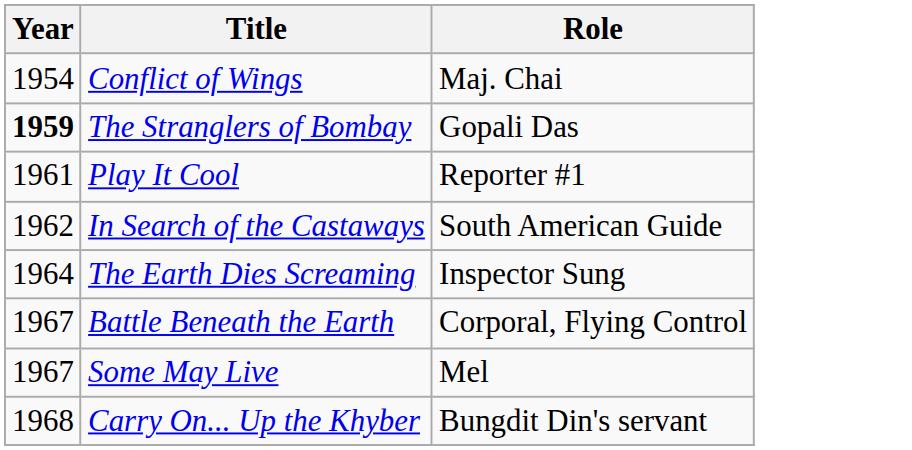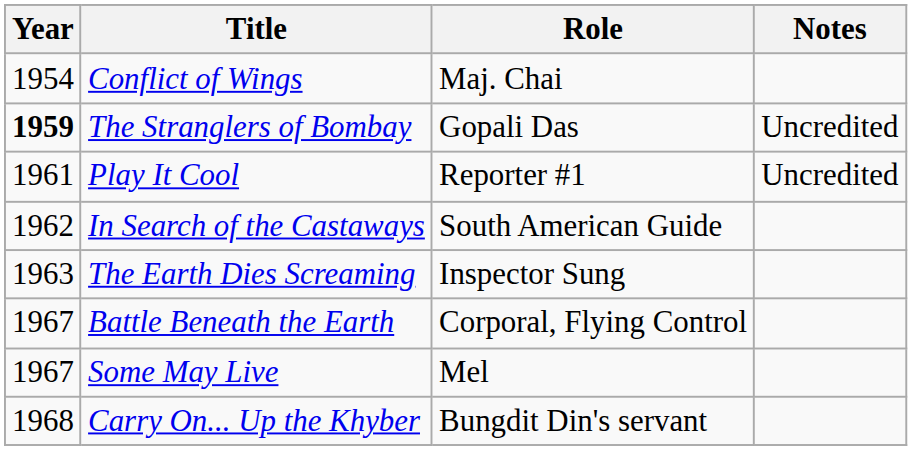+ column: (830, 28)
(43, 273) 1964 -> (43, 273) 1963
